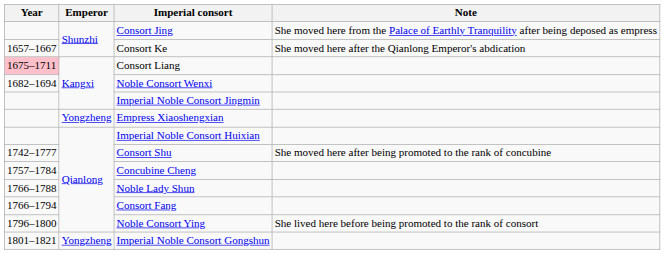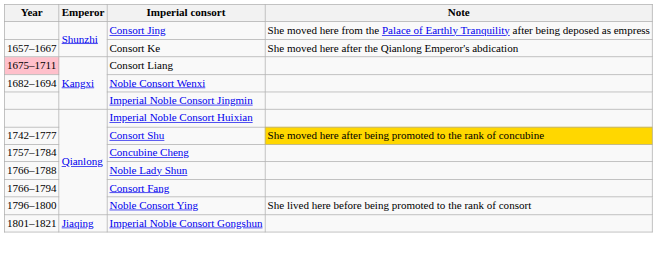- row: (170, 118)
(413, 153) no background -> (406, 135) gold background
(87, 240) Yongzheng -> (78, 223) Jiaqing
